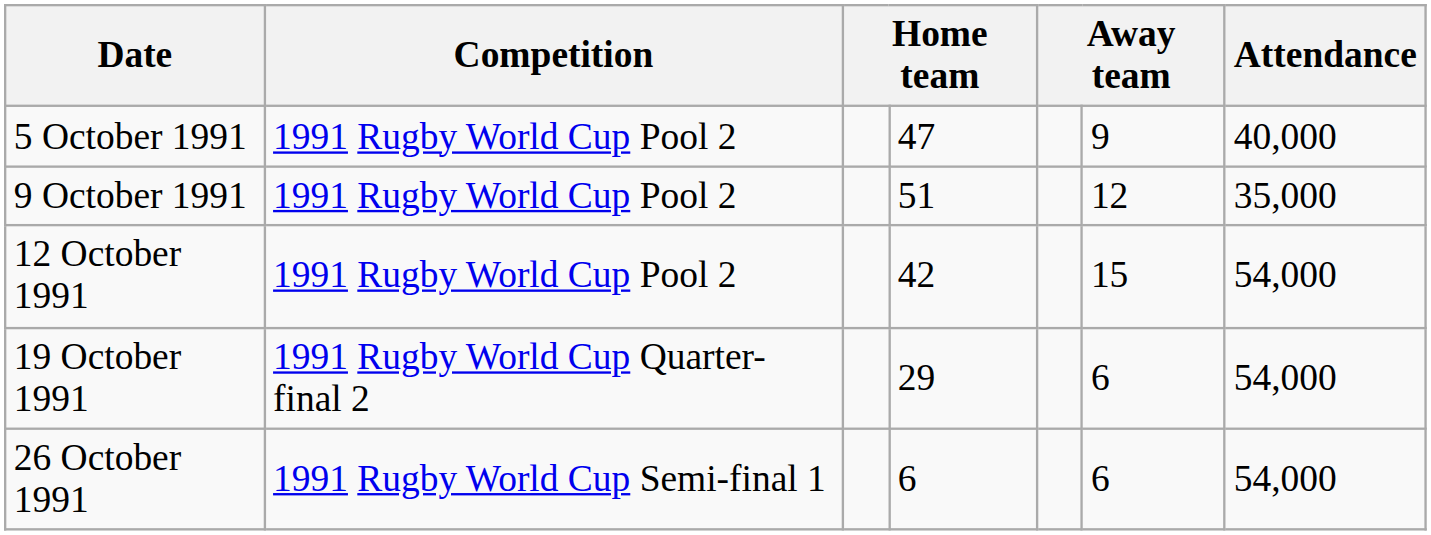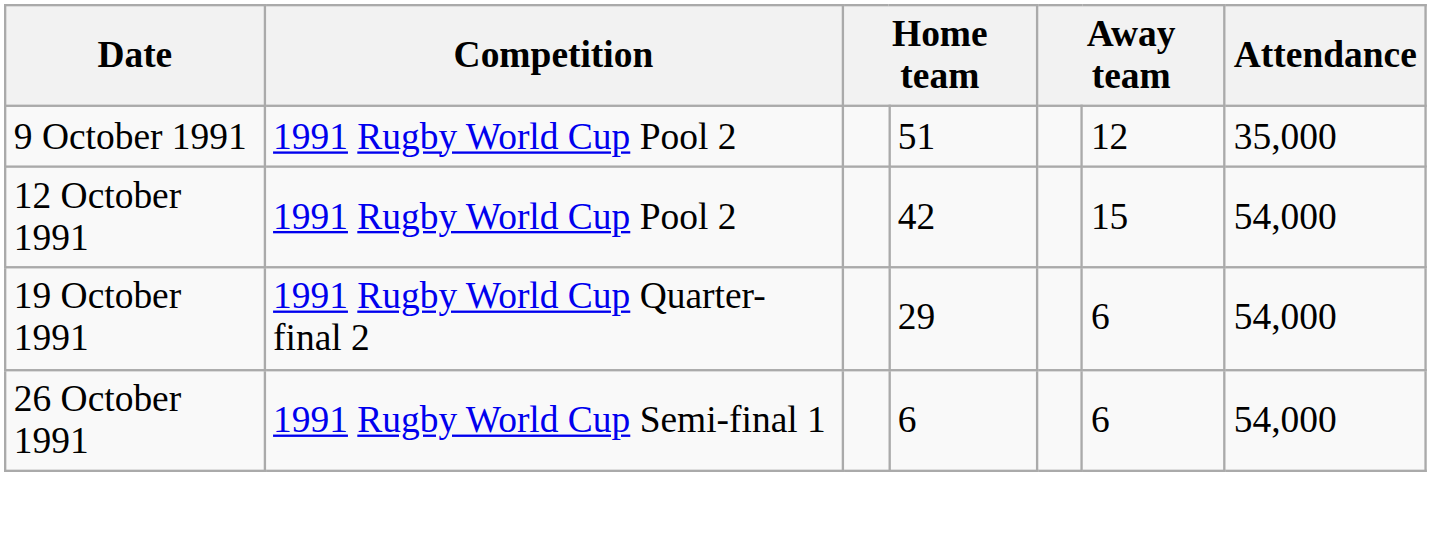- row: (130, 135)
